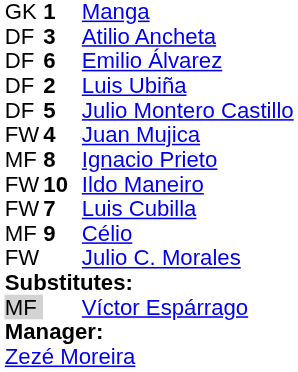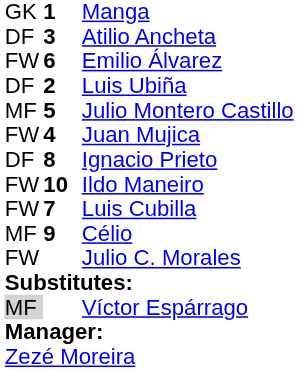(20, 61) DF -> (22, 61) FW
(20, 110) DF -> (21, 110) MF
(21, 159) MF -> (20, 159) DF
